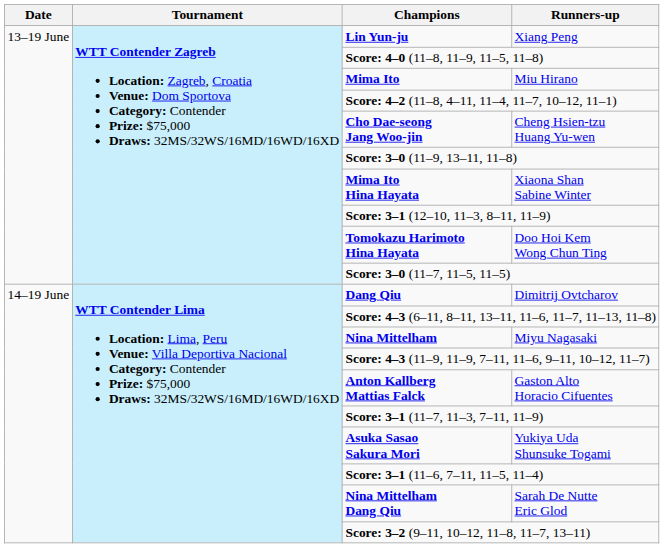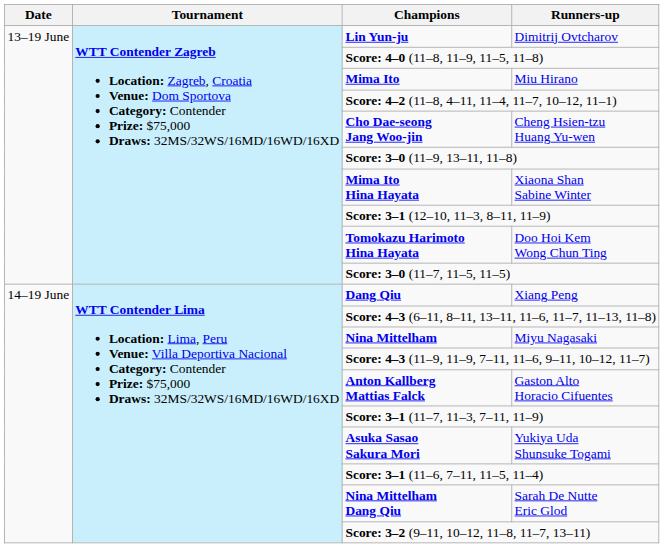(546, 36) Xiang Peng -> (566, 36) Dimitrij Ovtcharov
(566, 294) Dimitrij Ovtcharov -> (546, 294) Xiang Peng
